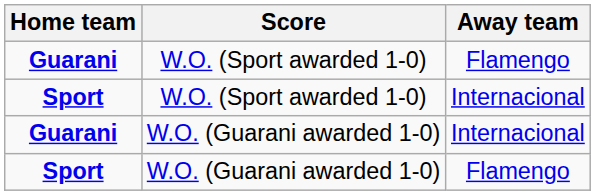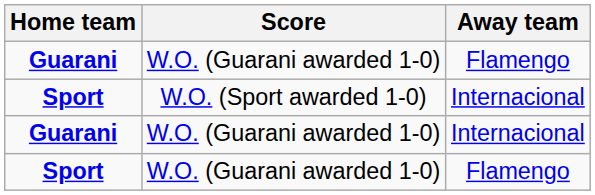(294, 60) W.O. (Sport awarded 1-0) -> (294, 60) W.O. (Guarani awarded 1-0)
